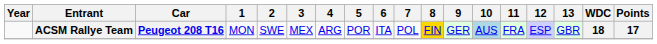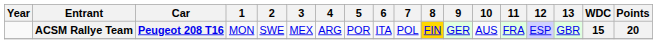(486, 30) lightblue background -> (486, 30) no background
(598, 30) 18 -> (598, 30) 15
(633, 30) 17 -> (633, 30) 20
